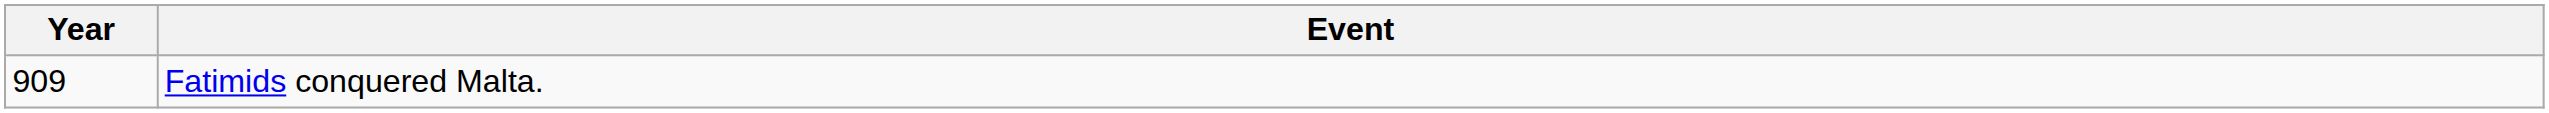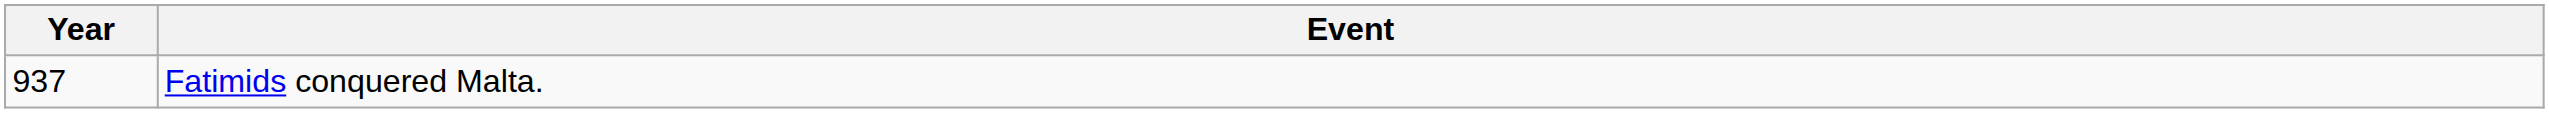(39, 81) 909 -> (39, 81) 937
